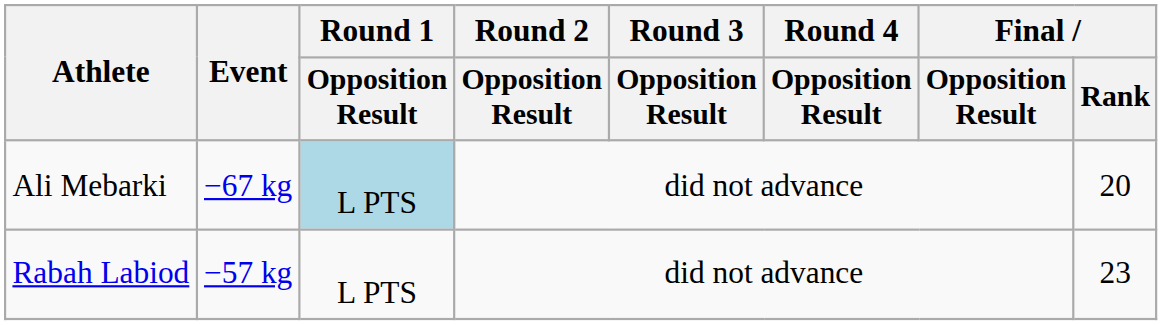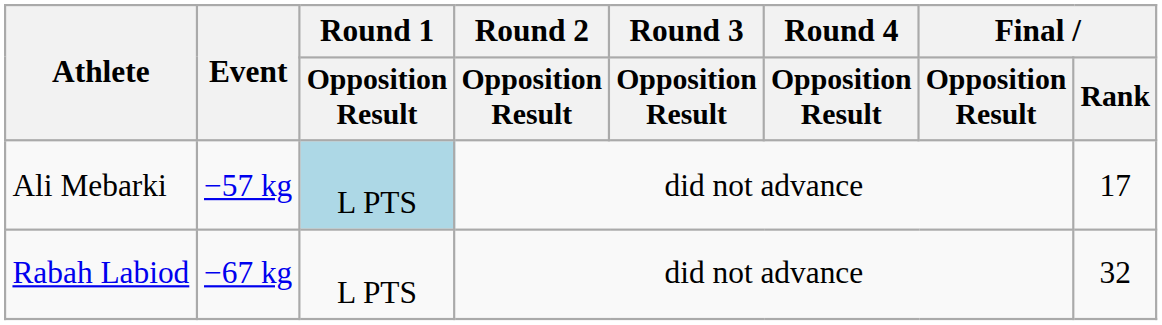(248, 184) −67 kg -> (248, 184) −57 kg
(1115, 184) 20 -> (1115, 184) 17
(248, 273) −57 kg -> (248, 273) −67 kg
(1115, 273) 23 -> (1115, 273) 32
